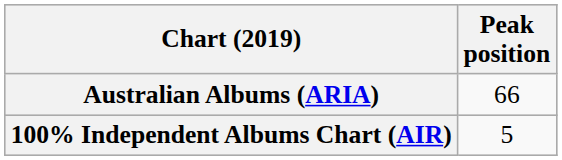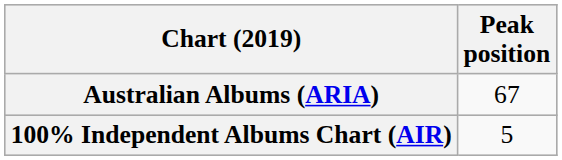(507, 94) 66 -> (507, 94) 67
